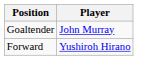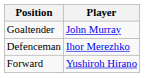+ row: (34, 47)
